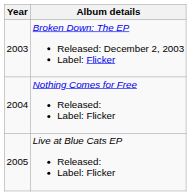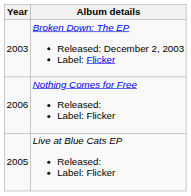(17, 105) 2004 -> (17, 105) 2006
